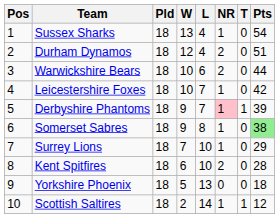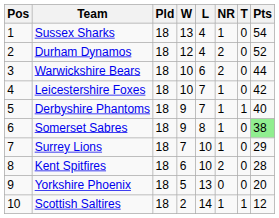(260, 52) 51 -> (260, 52) 52
(221, 109) pink background -> (221, 109) no background
(260, 109) 39 -> (260, 109) 40
(260, 185) 18 -> (260, 185) 20
